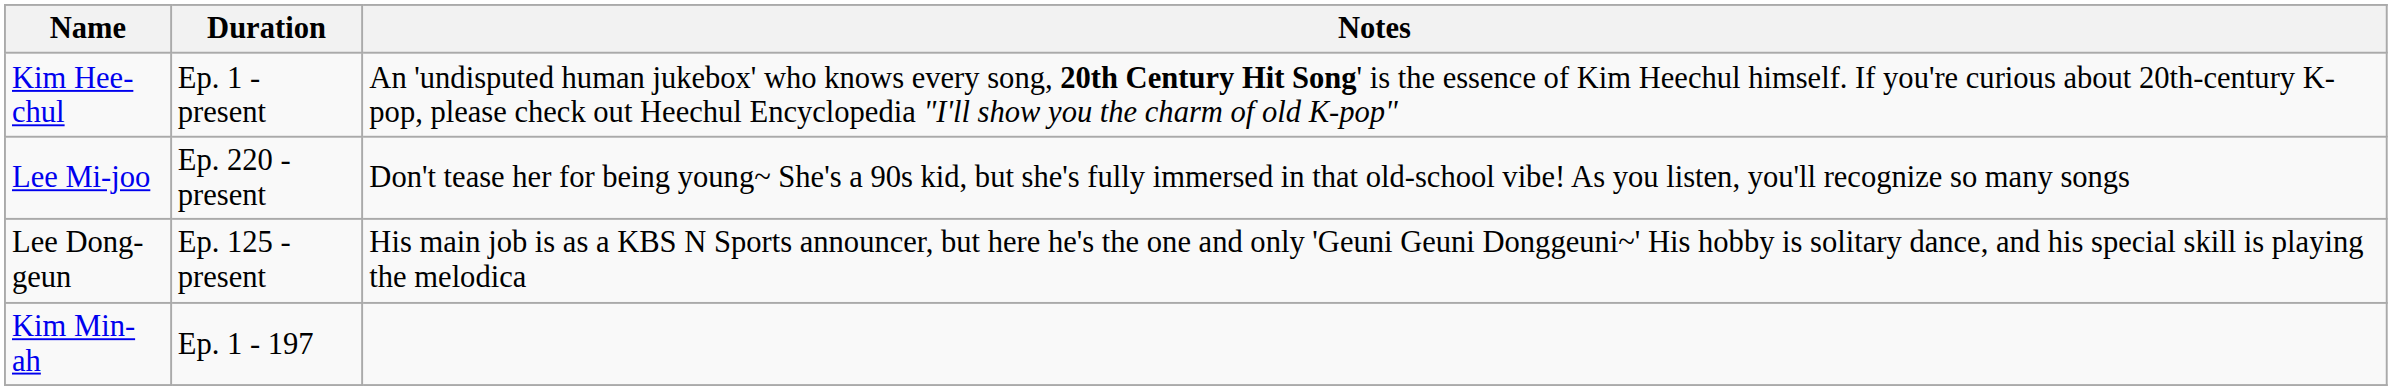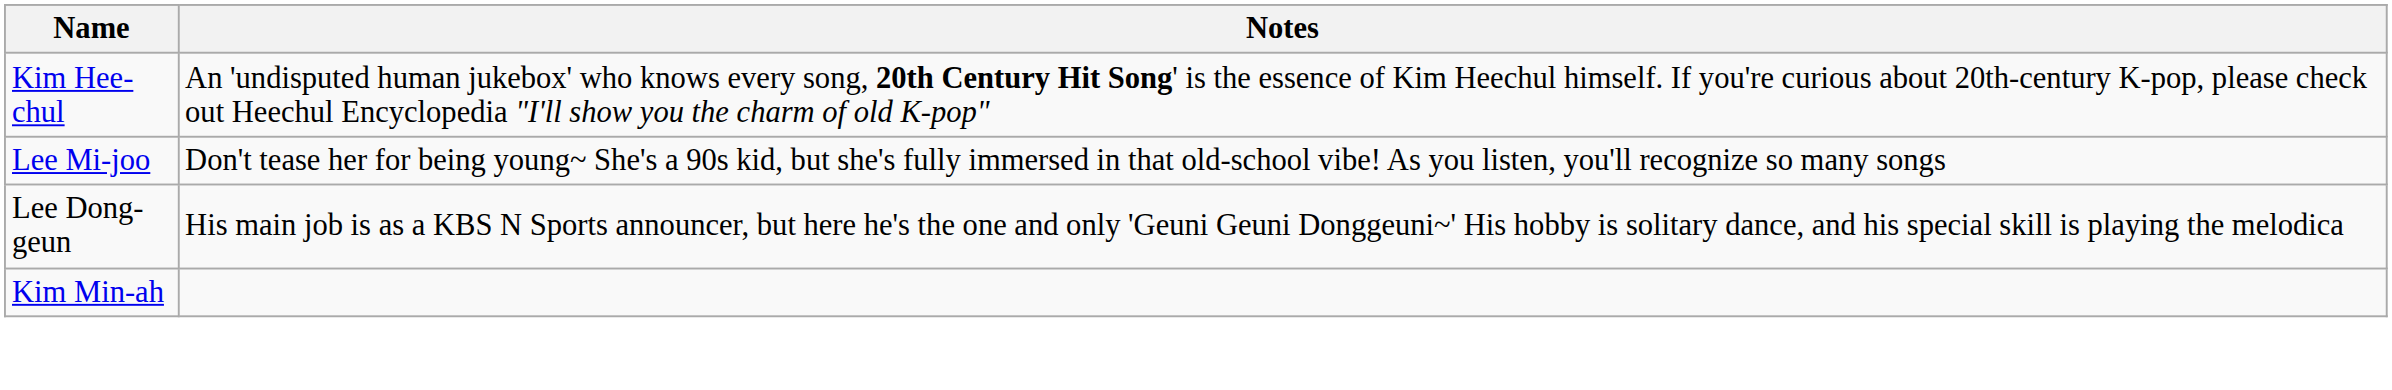- column: (266, 28)
